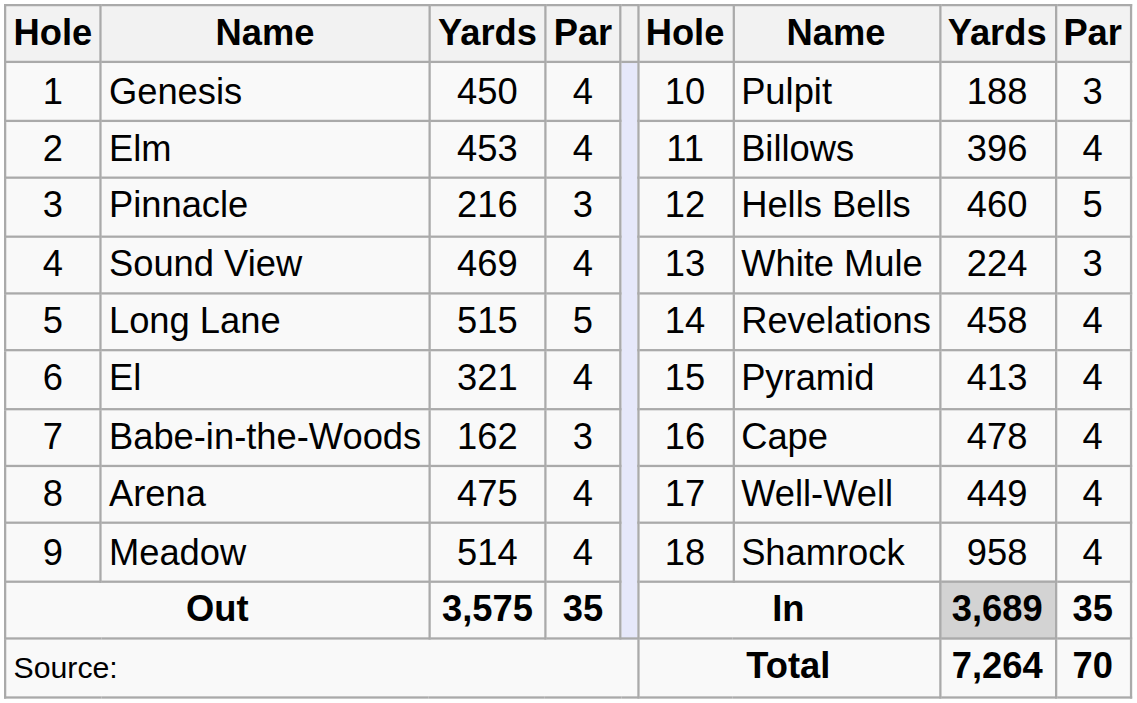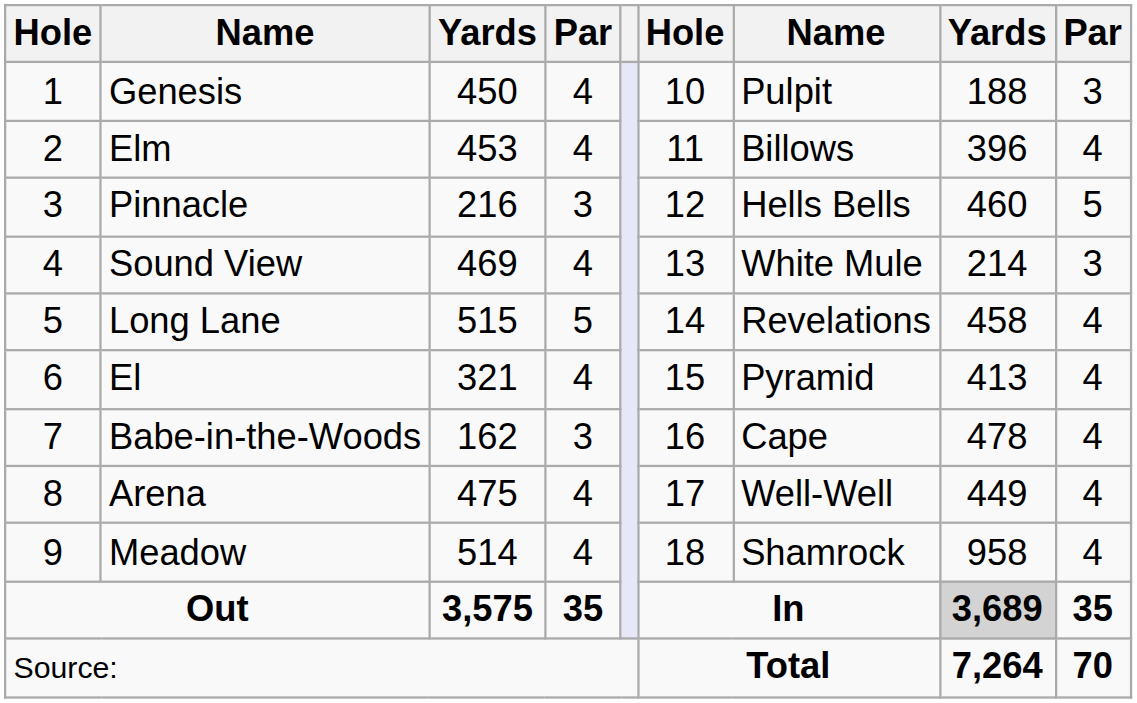(997, 263) 224 -> (997, 263) 214
